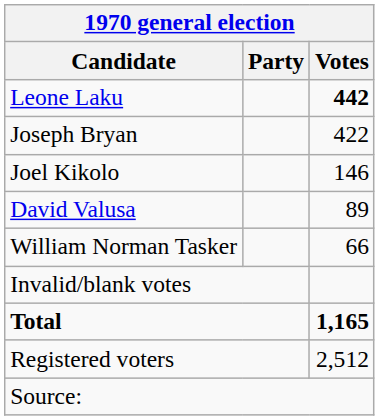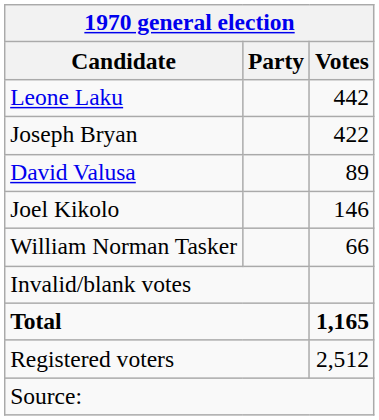(351, 97) bold -> (351, 97) normal
rows swapped: (65, 172) <-> (73, 209)
